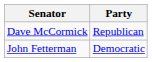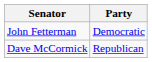rows swapped: (47, 31) <-> (42, 48)
